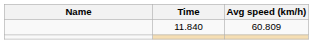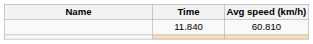(266, 27) 60.809 -> (266, 27) 60.810
